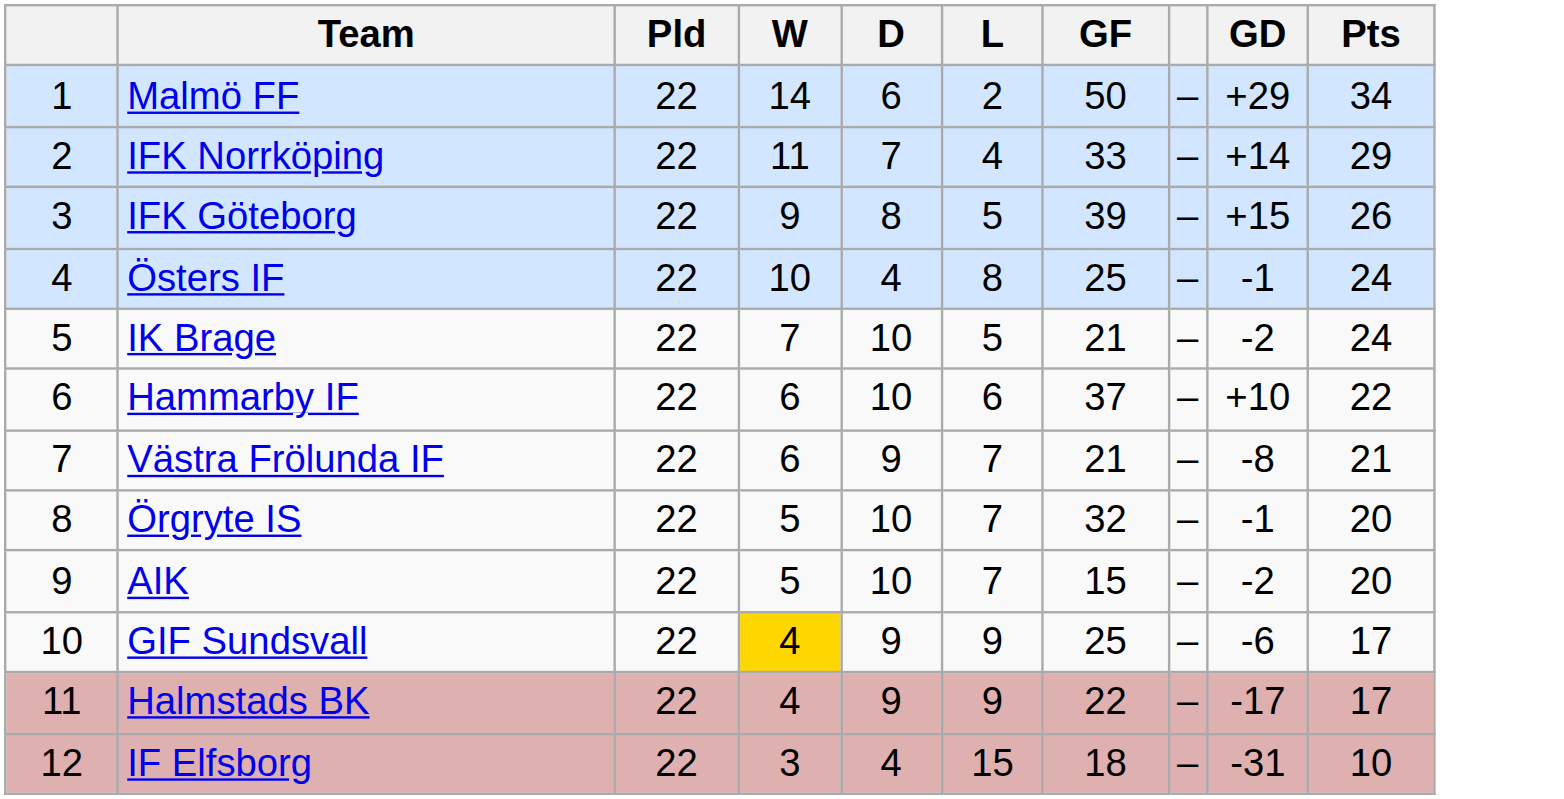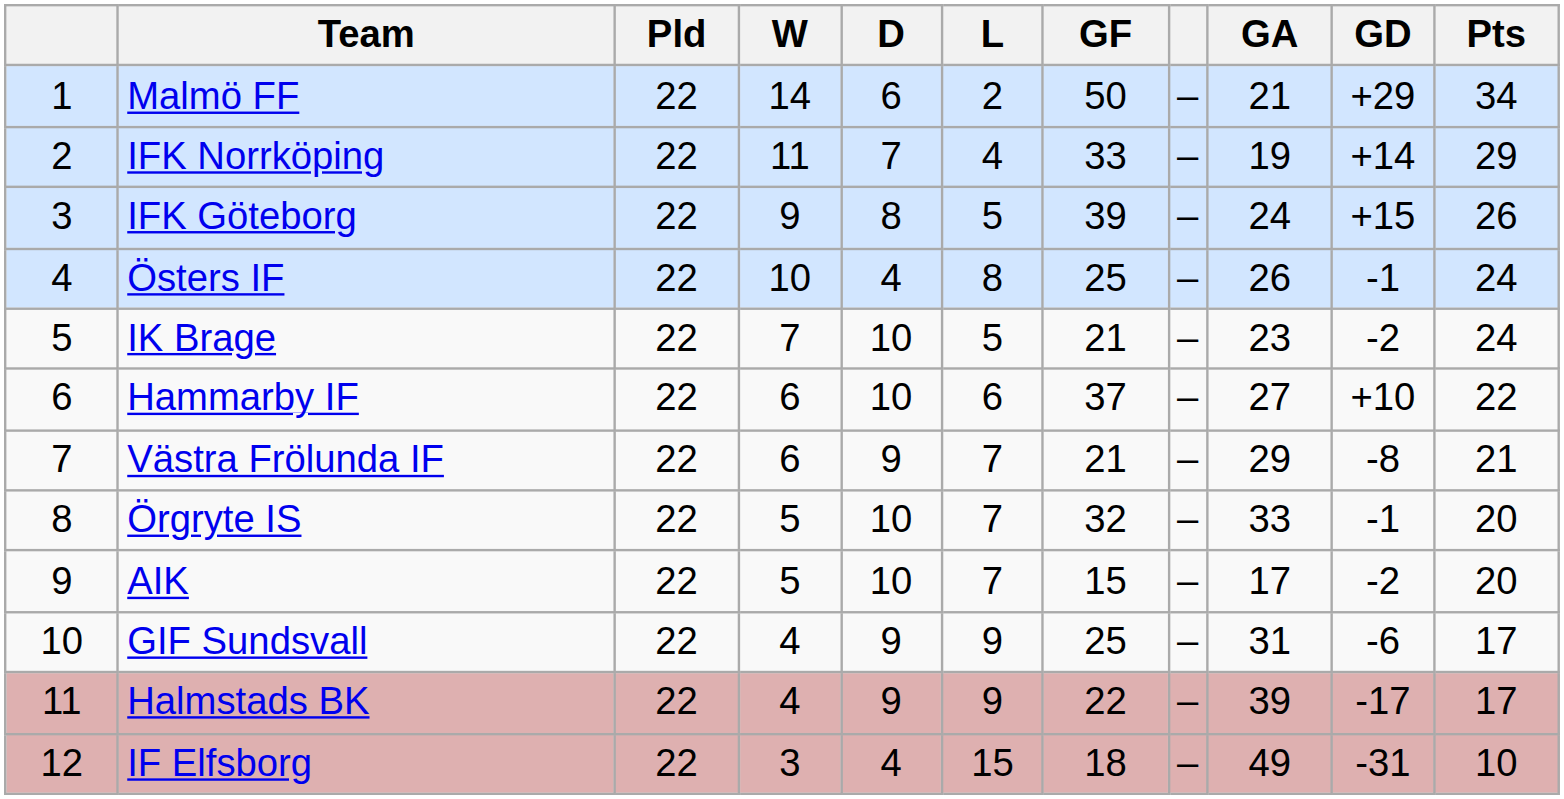+ column: (1270, 34)
(790, 641) gold background -> (790, 641) no background
